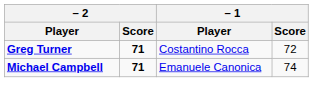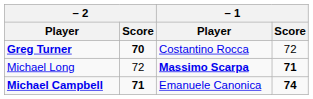(138, 49) 71 -> (138, 49) 70
+ row: (41, 67)
(290, 67) normal -> (290, 85) bold
